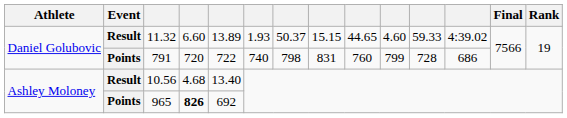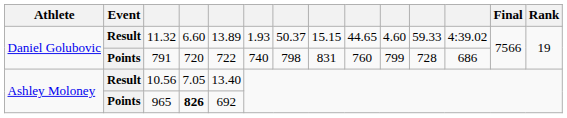(194, 80) 4.68 -> (194, 80) 7.05
